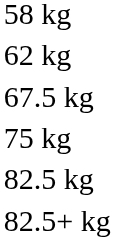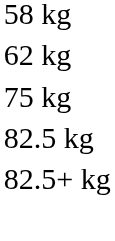- row: (49, 96)
